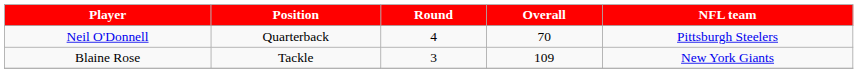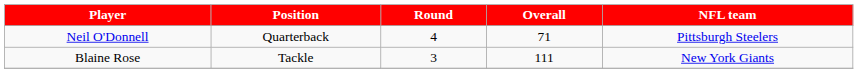(544, 36) 70 -> (544, 36) 71
(544, 57) 109 -> (544, 57) 111
